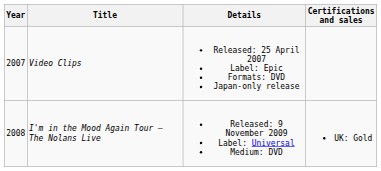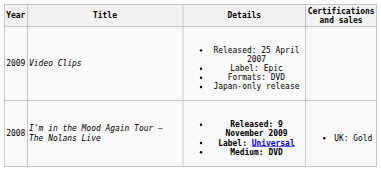(16, 64) 2007 -> (16, 64) 2009
(244, 138) normal -> (244, 138) bold
